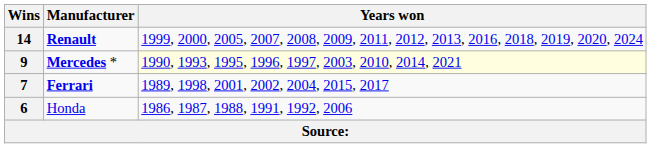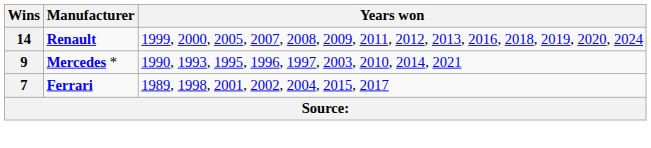(301, 62) lightyellow background -> (301, 62) no background
- row: (24, 108)
